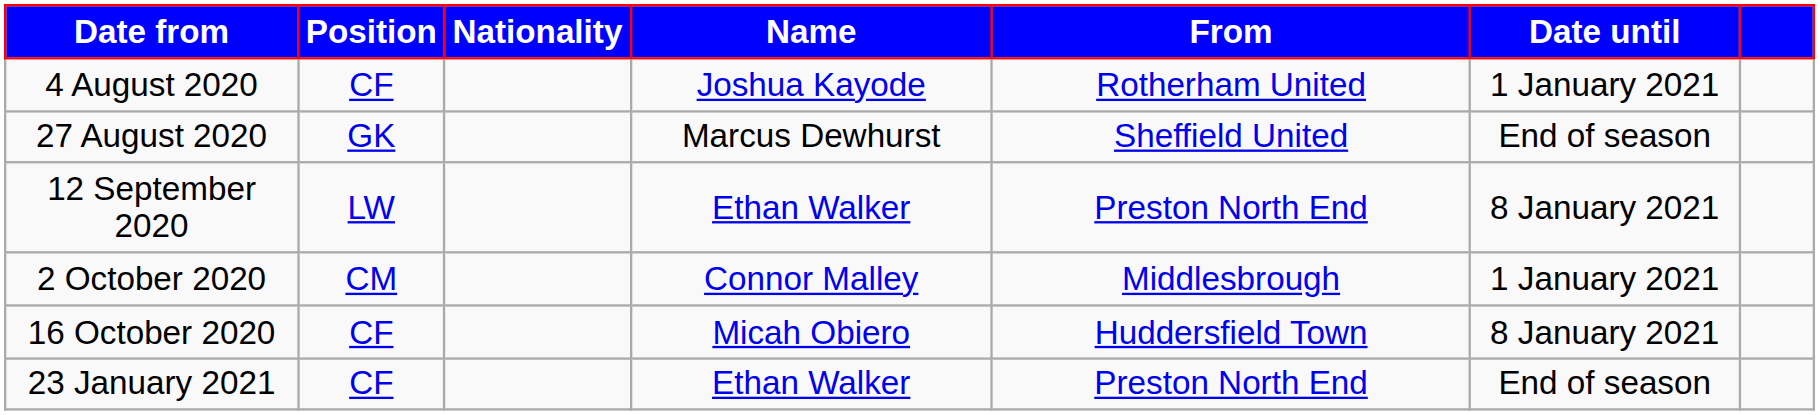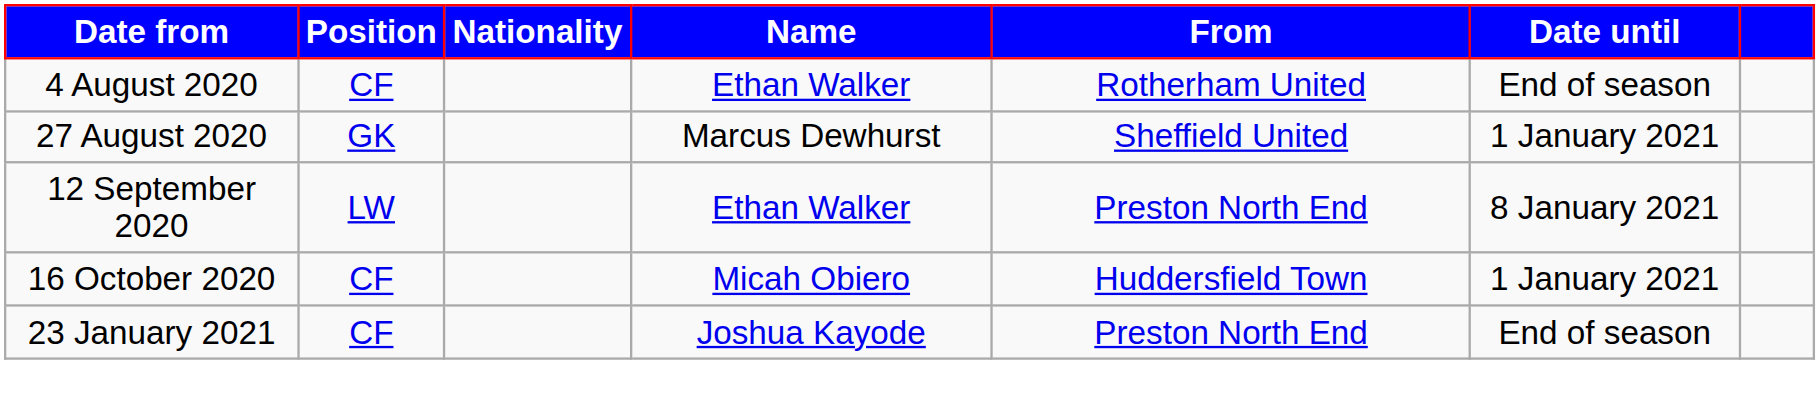(811, 84) Joshua Kayode -> (811, 84) Ethan Walker
(1605, 84) 1 January 2021 -> (1605, 84) End of season
(1605, 137) End of season -> (1605, 137) 1 January 2021
- row: (152, 279)
(1605, 332) 8 January 2021 -> (1605, 279) 1 January 2021
(811, 384) Ethan Walker -> (811, 332) Joshua Kayode
